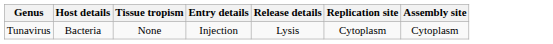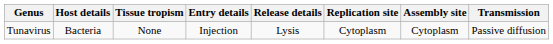+ column: (509, 13)
